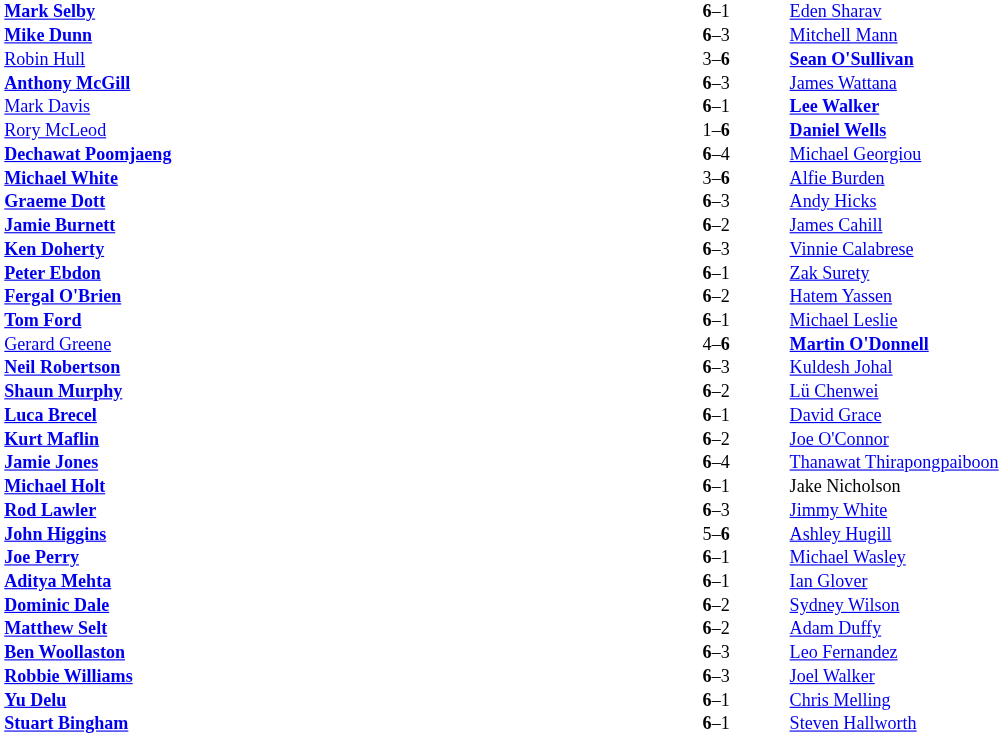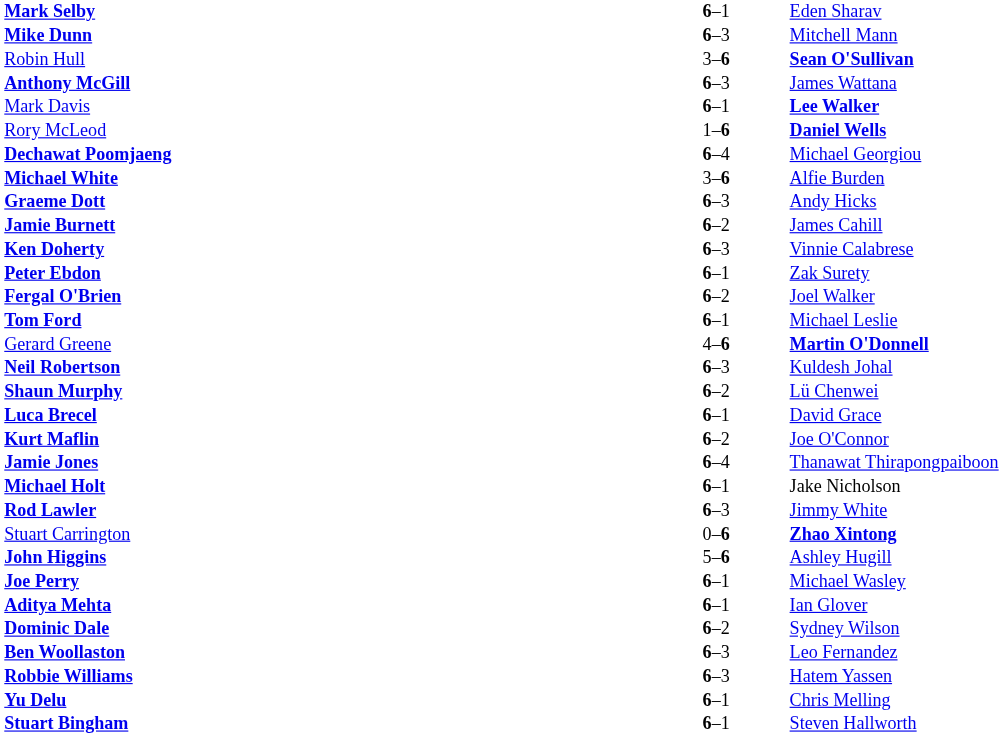(841, 296) Hatem Yassen -> (832, 296) Joel Walker
+ row: (67, 533)
- row: (56, 628)
(832, 676) Joel Walker -> (841, 676) Hatem Yassen
